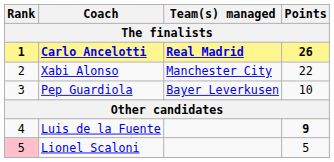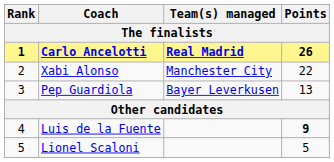(306, 90) 10 -> (306, 90) 13
(21, 147) pink background -> (21, 147) no background
